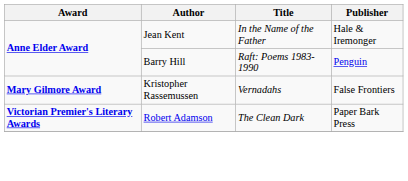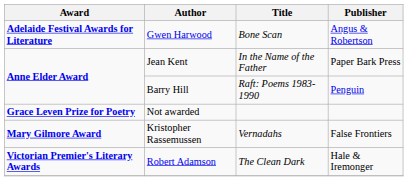+ row: (179, 34)
(355, 34) Hale & Iremonger -> (366, 62) Paper Bark Press
+ row: (173, 112)
(356, 117) Paper Bark Press -> (352, 161) Hale & Iremonger
